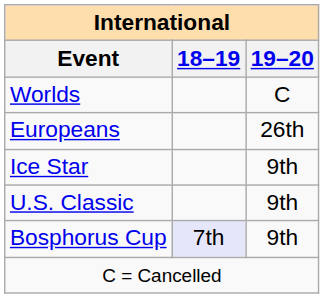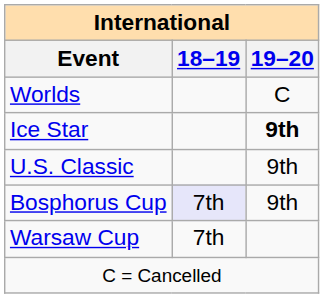- row: (65, 130)
(282, 166) normal -> (282, 130) bold
+ row: (75, 238)
